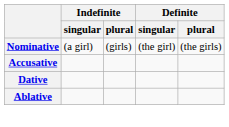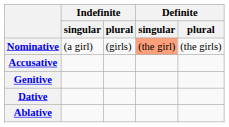(157, 46) no background -> (157, 46) lightsalmon background
+ row: (33, 79)
